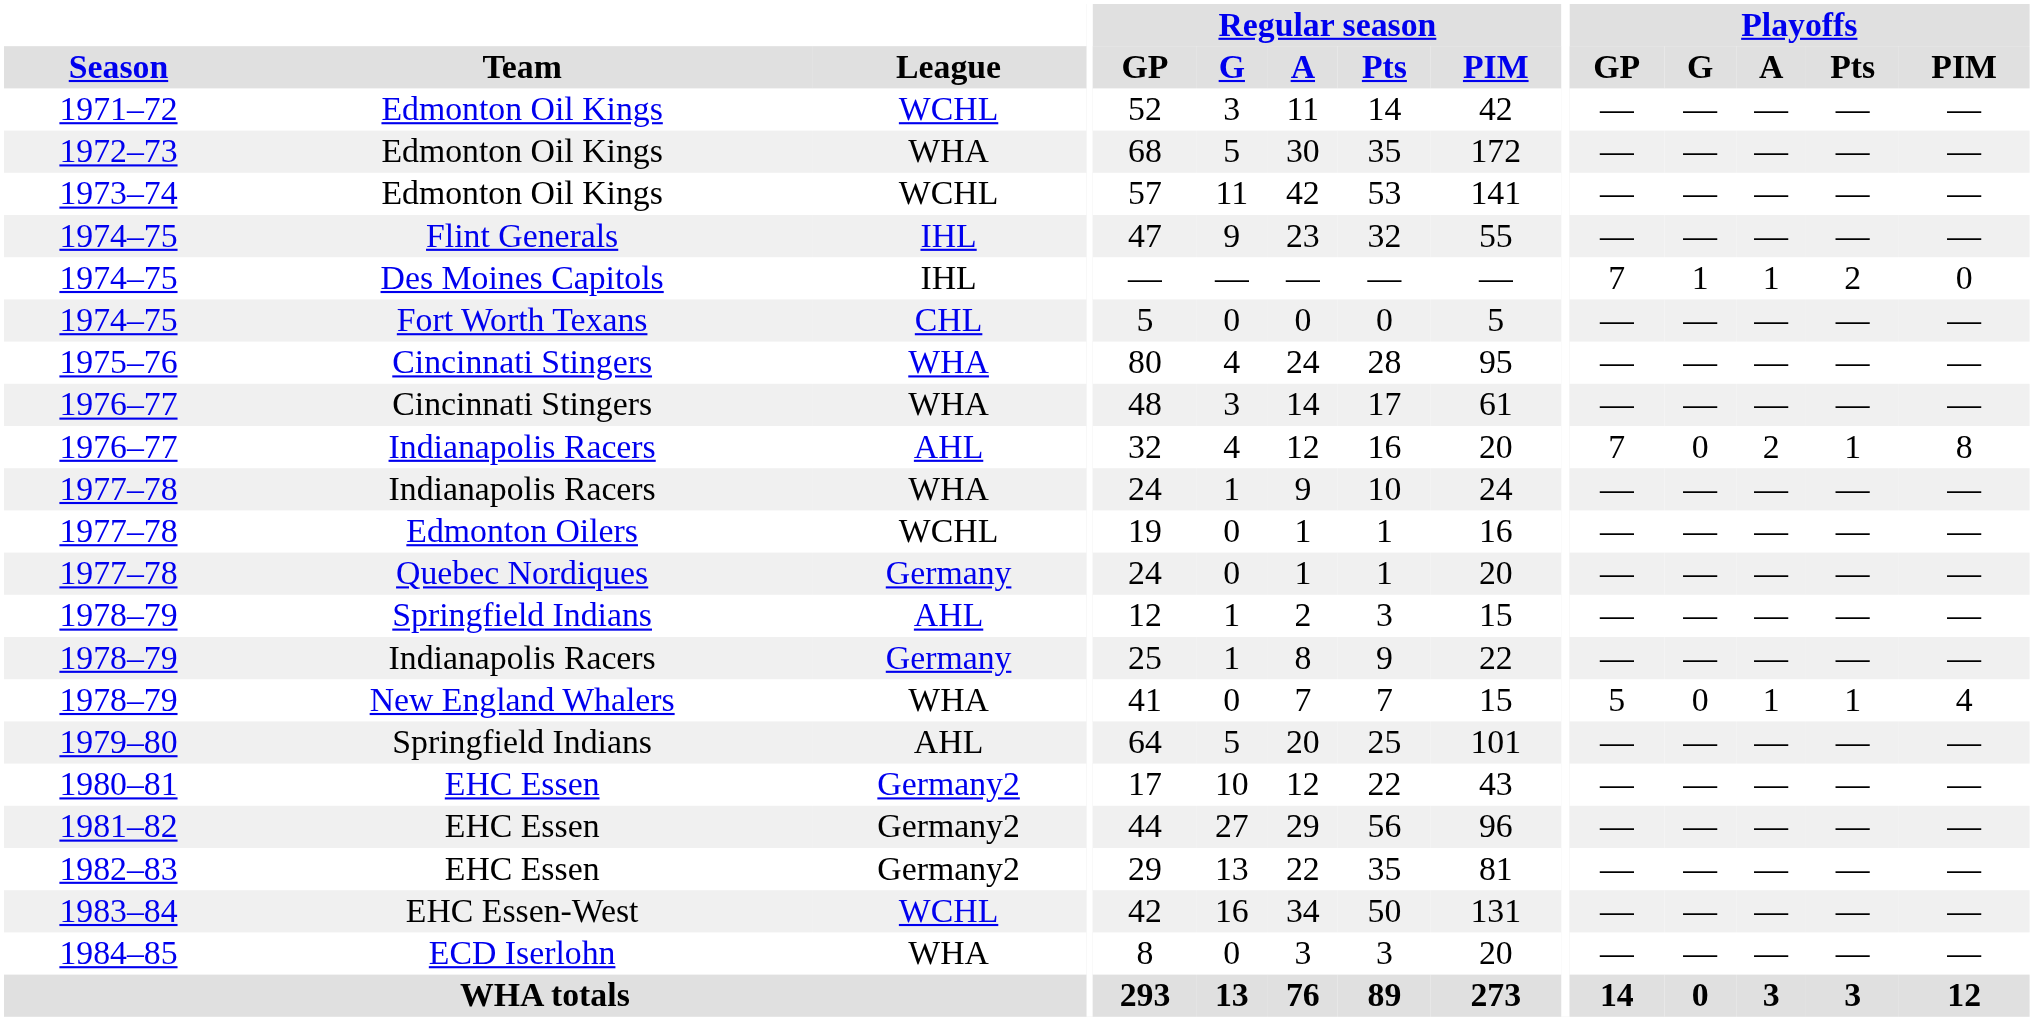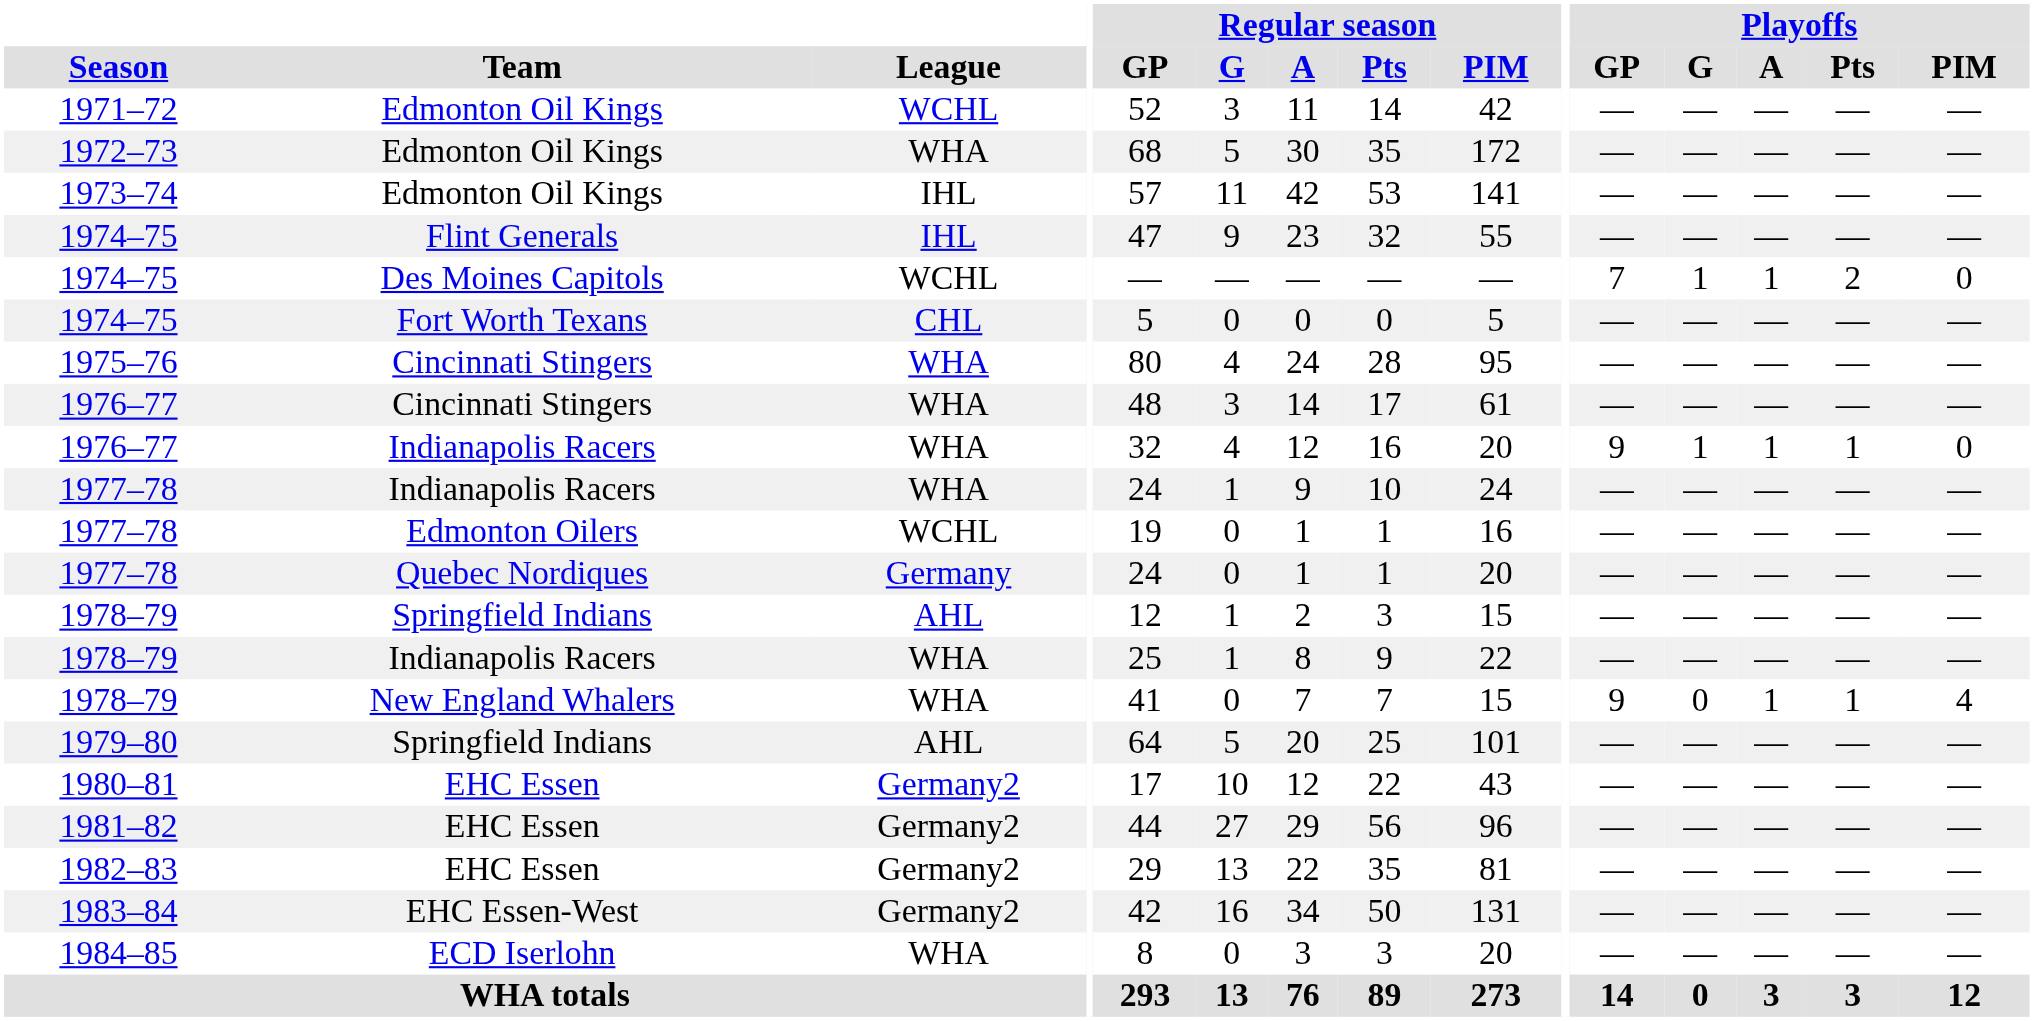(949, 193) WCHL -> (949, 193) IHL
(949, 277) IHL -> (949, 277) WCHL
(949, 446) AHL -> (949, 446) WHA
(1617, 446) 7 -> (1617, 446) 9
(1700, 446) 0 -> (1700, 446) 1
(1771, 446) 2 -> (1771, 446) 1
(1964, 446) 8 -> (1964, 446) 0
(949, 657) Germany -> (949, 657) WHA
(1617, 699) 5 -> (1617, 699) 9
(949, 910) WCHL -> (949, 910) Germany2
